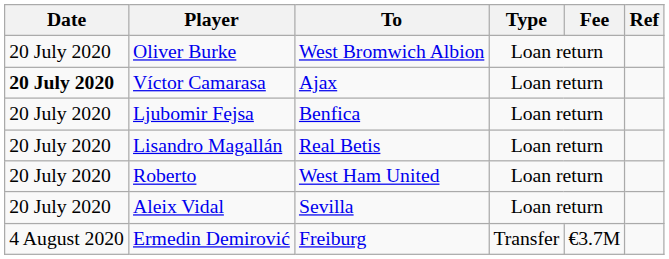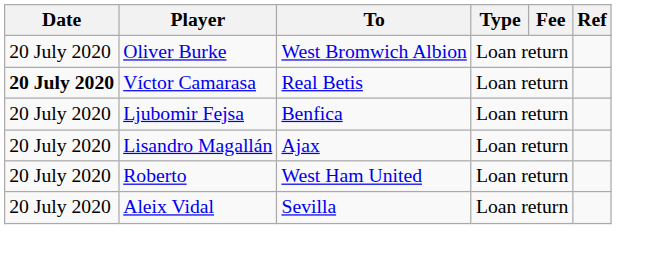(318, 82) Ajax -> (322, 82) Real Betis
(340, 144) Real Betis -> (301, 144) Ajax
- row: (211, 238)
